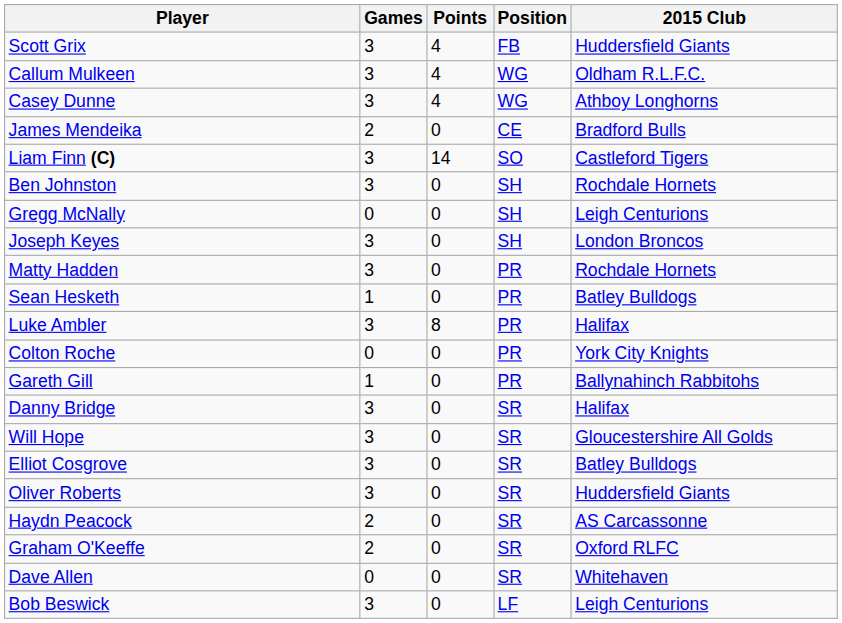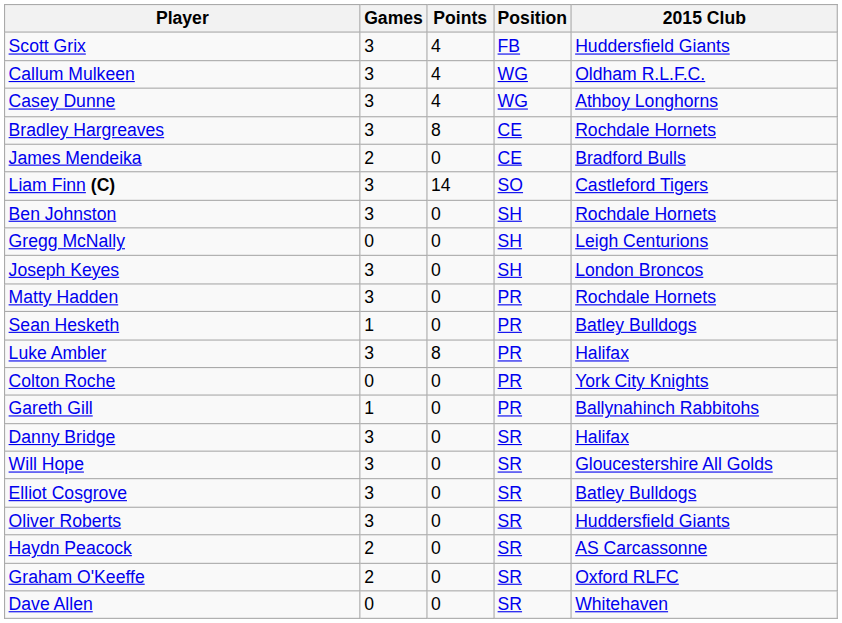+ row: (86, 130)
- row: (59, 604)
